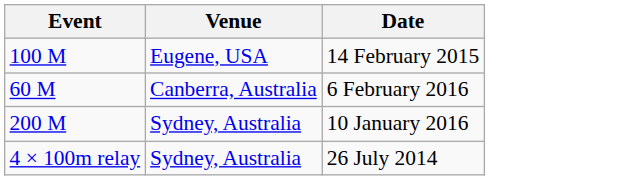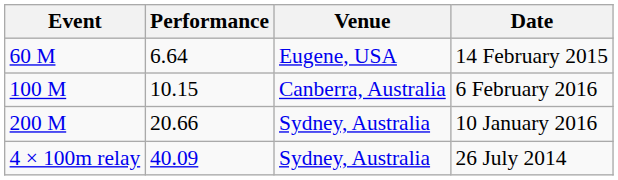+ column: (210, 21)
(38, 55) 100 M -> (33, 55) 60 M
(33, 89) 60 M -> (38, 89) 100 M
